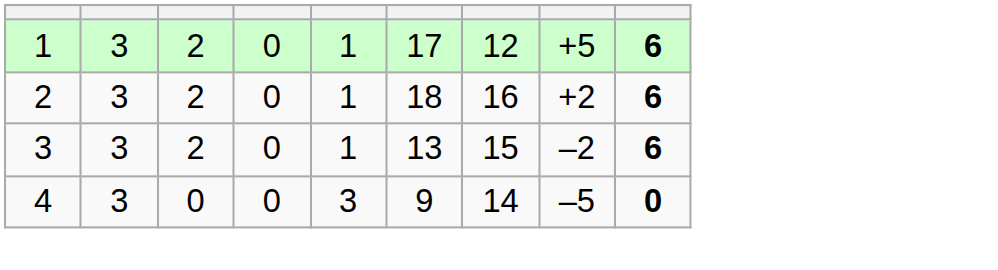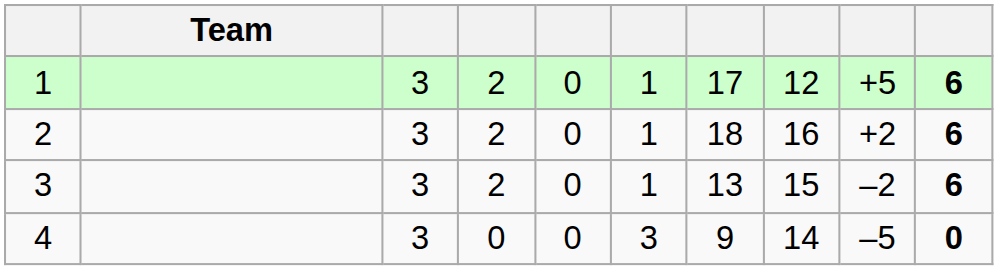+ column: (232, 30)
